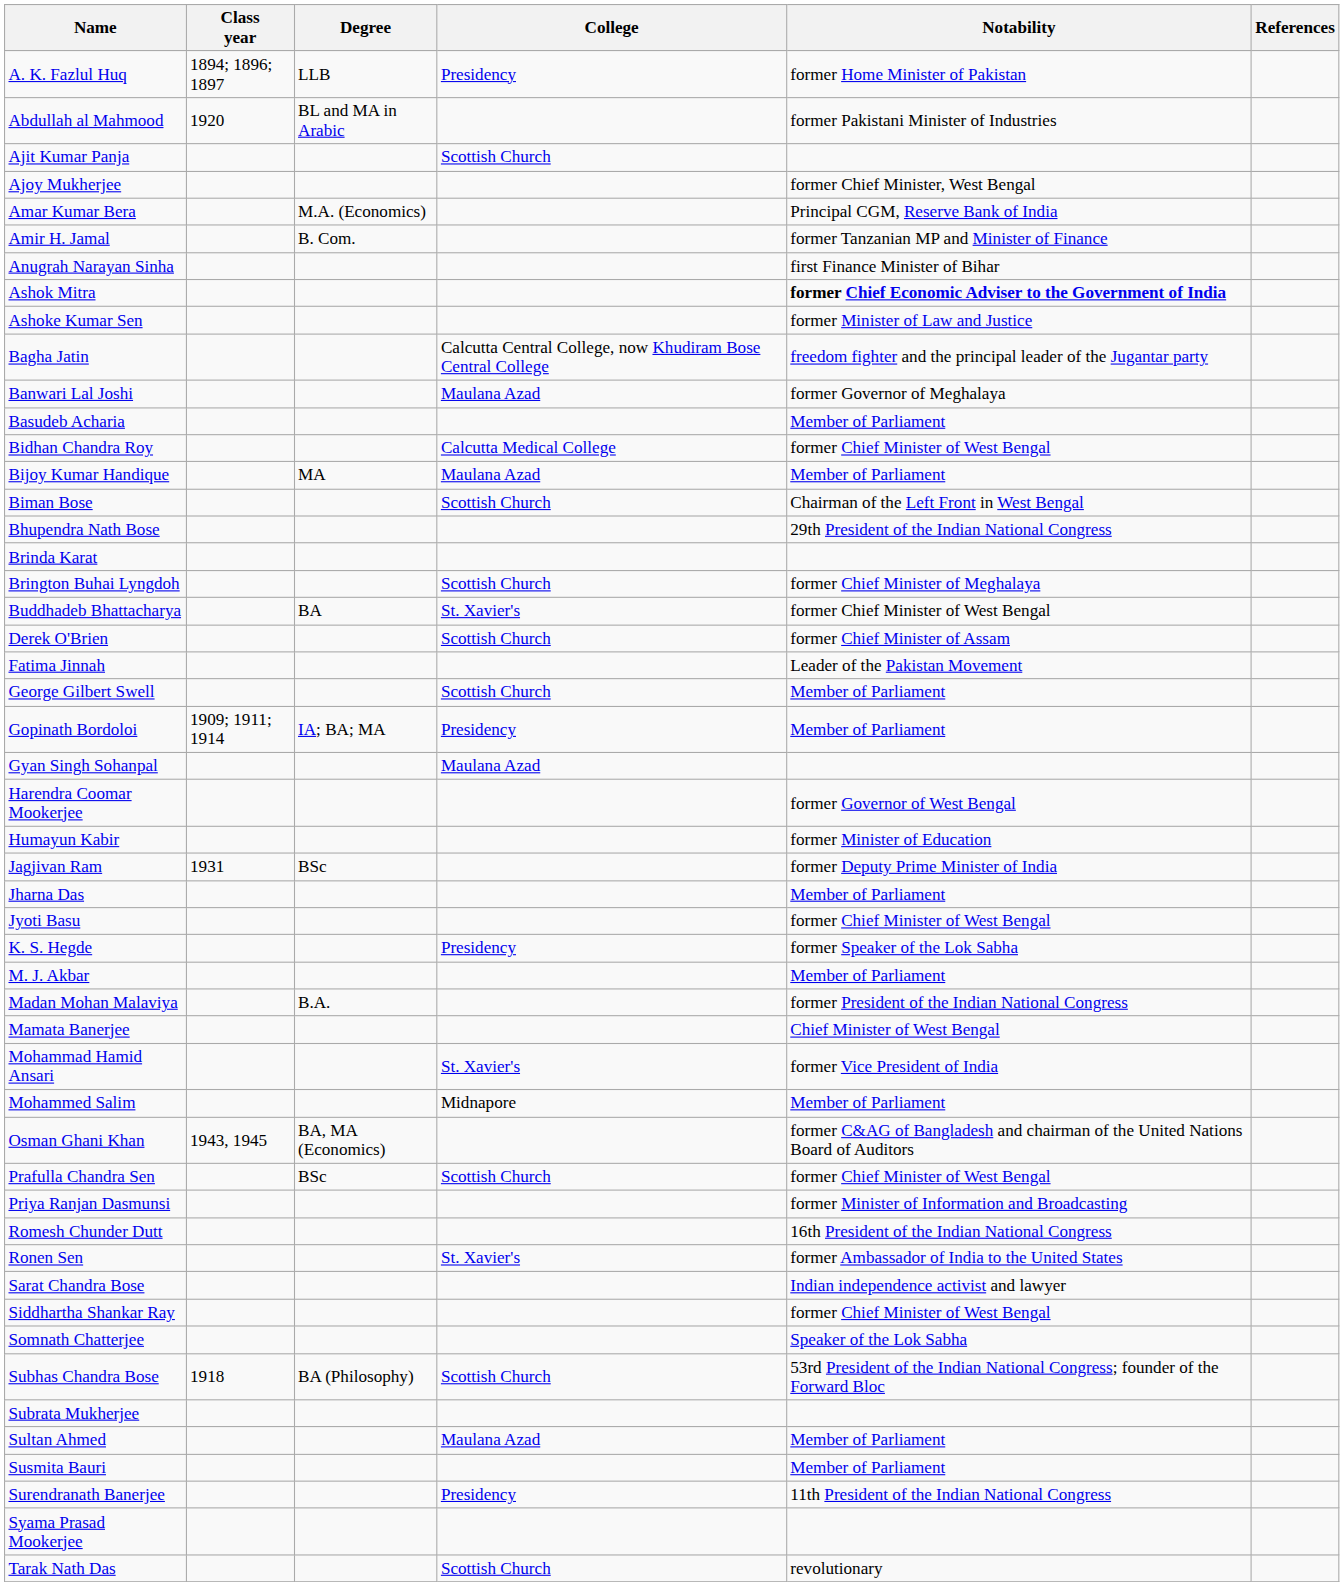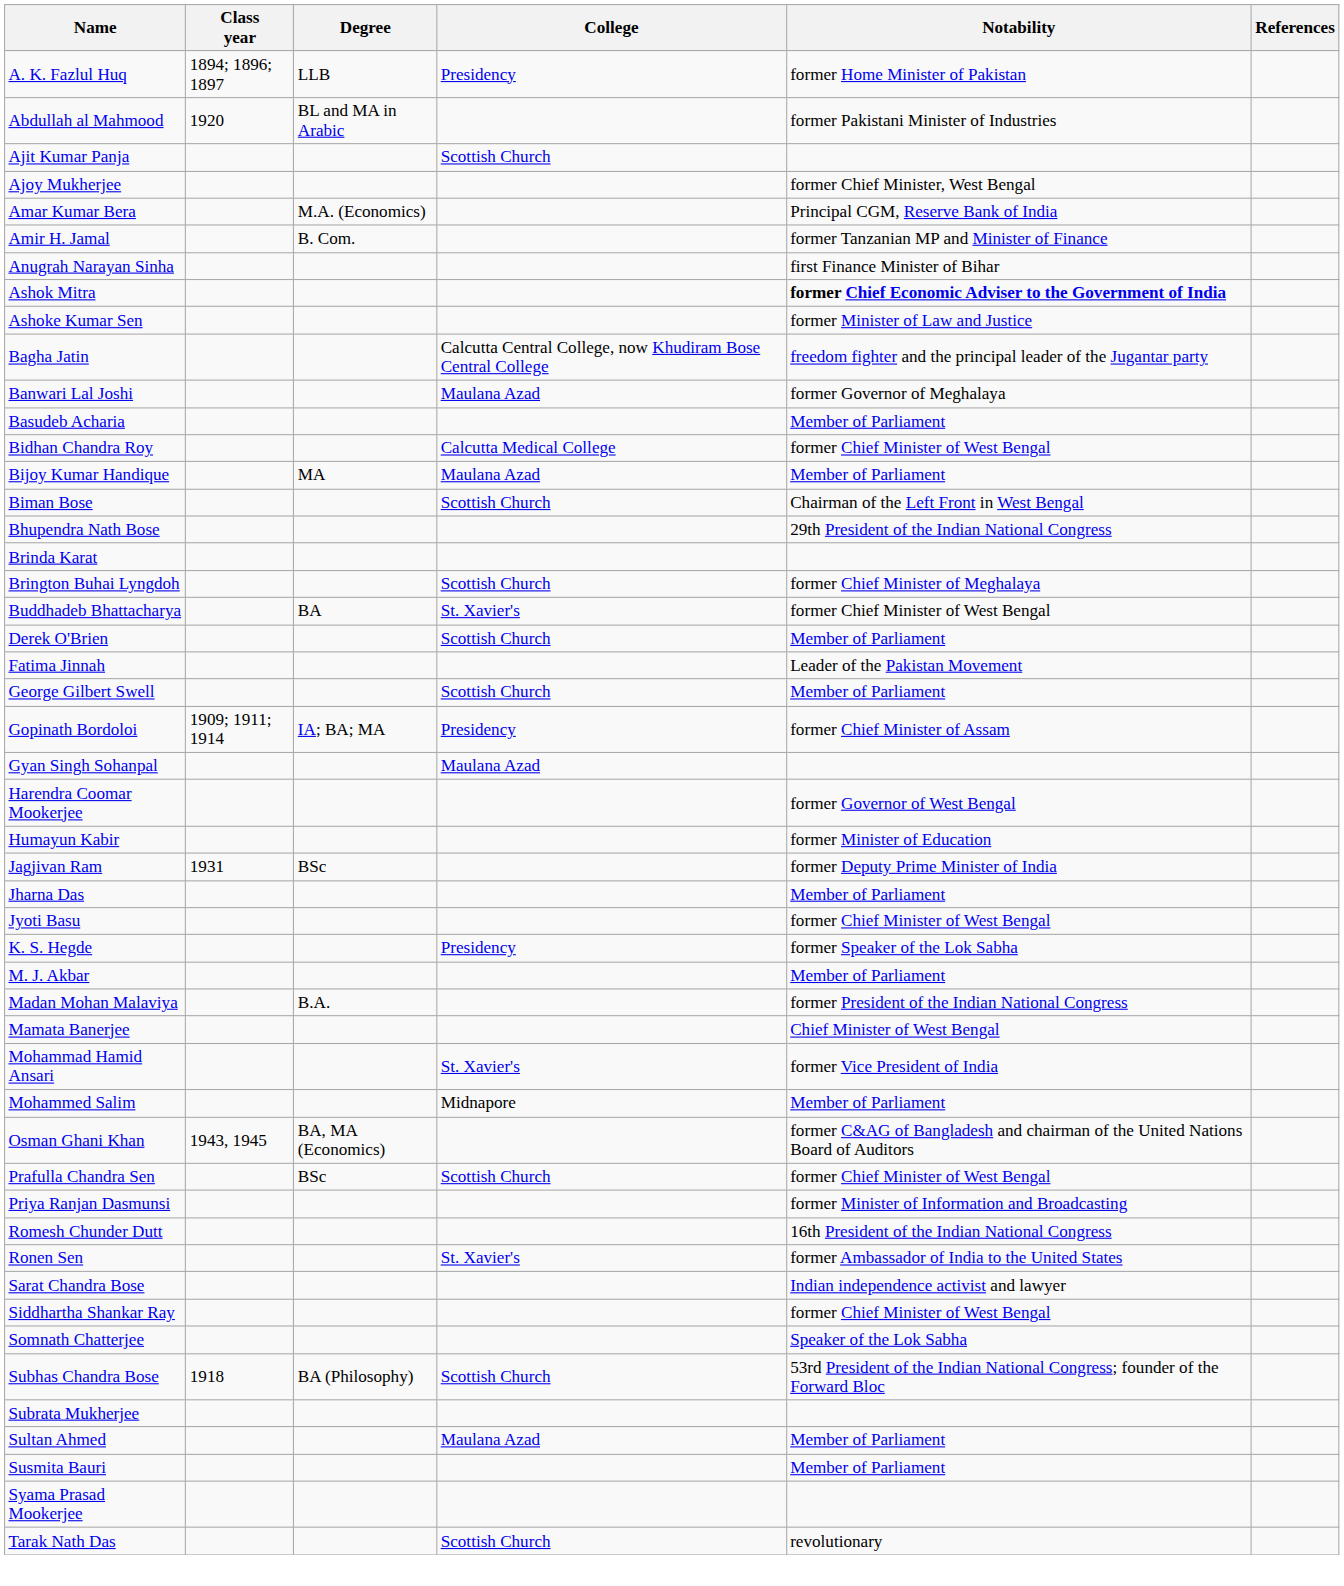(900, 638) former Chief Minister of Assam -> (868, 638) Member of Parliament
(868, 729) Member of Parliament -> (900, 729) former Chief Minister of Assam
- row: (87, 1494)
